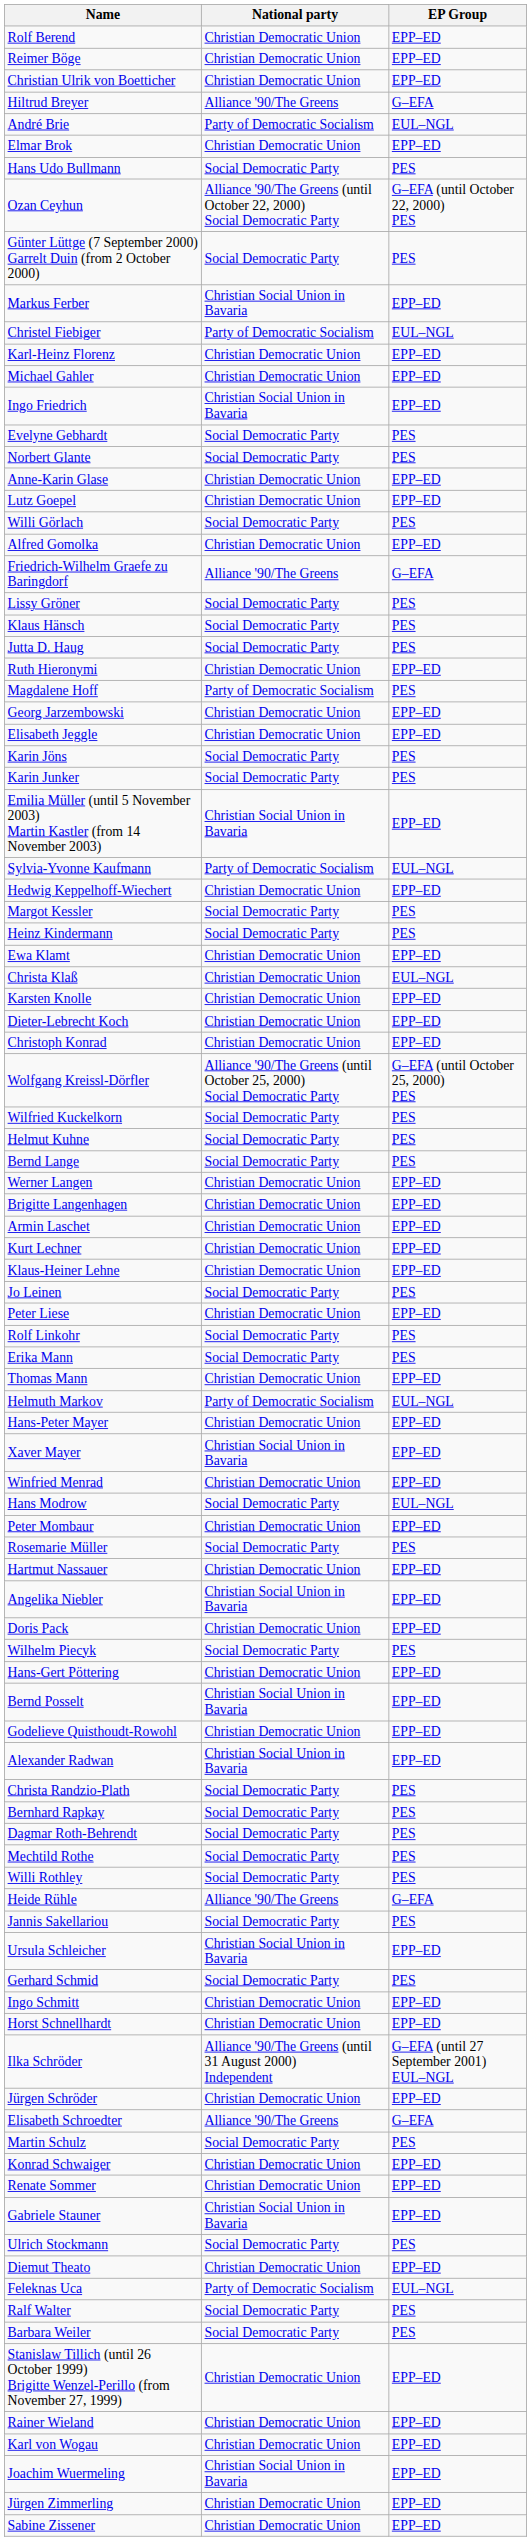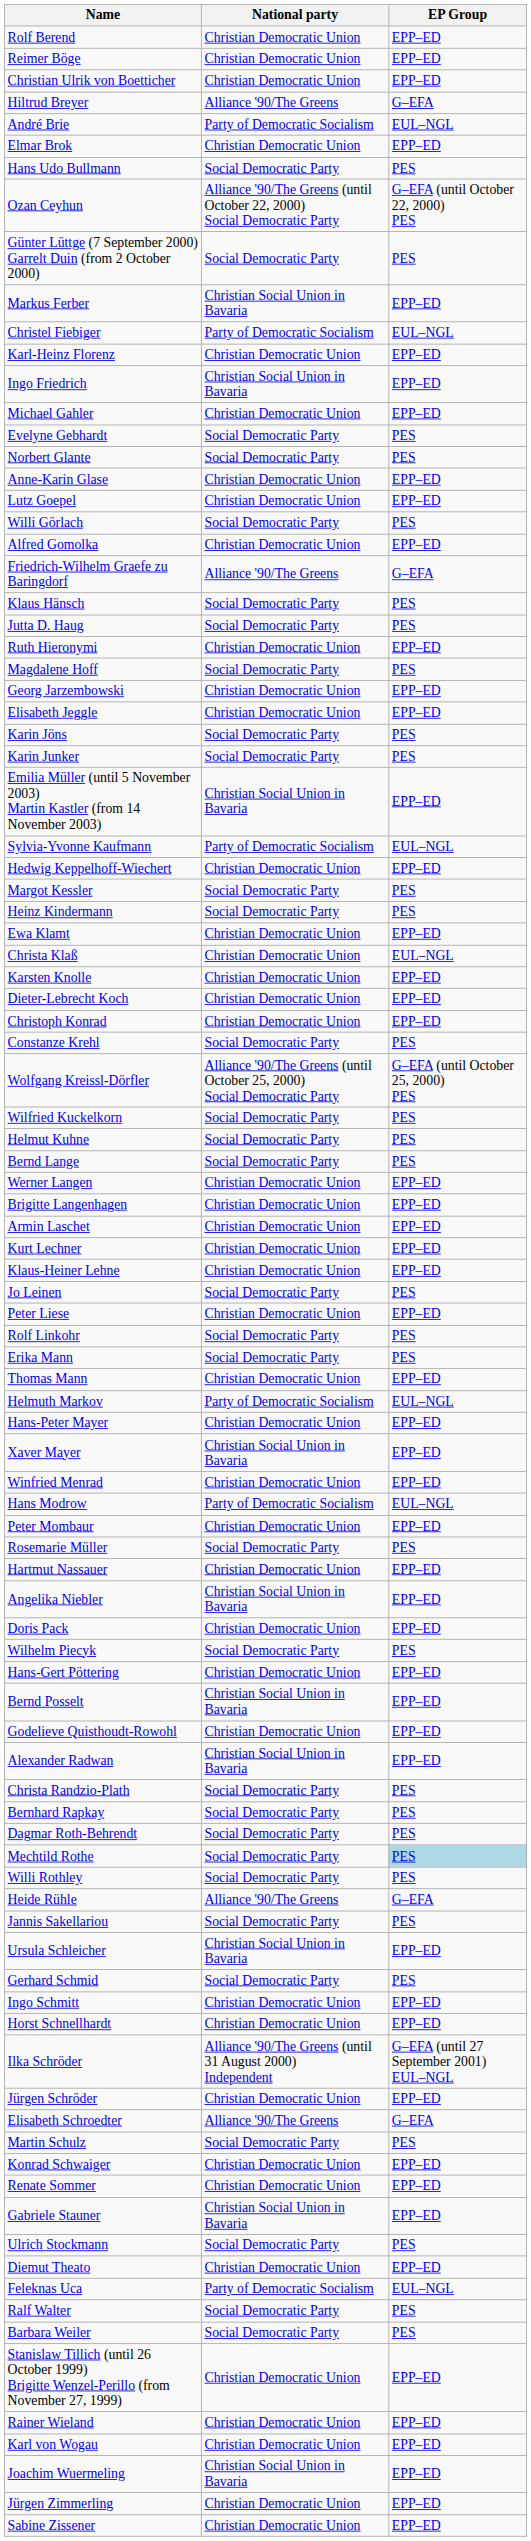rows swapped: (47, 406) <-> (51, 376)
- row: (44, 603)
(289, 691) Party of Democratic Socialism -> (272, 669) Social Democratic Party
+ row: (54, 1043)
(272, 1504) Social Democratic Party -> (289, 1504) Party of Democratic Socialism
(404, 1856) no background -> (404, 1856) lightblue background
